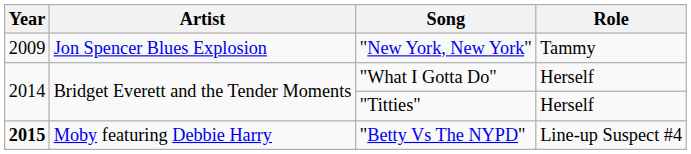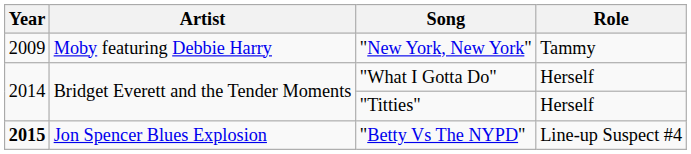(160, 47) Jon Spencer Blues Explosion -> (163, 47) Moby featuring Debbie Harry
(163, 134) Moby featuring Debbie Harry -> (160, 134) Jon Spencer Blues Explosion
